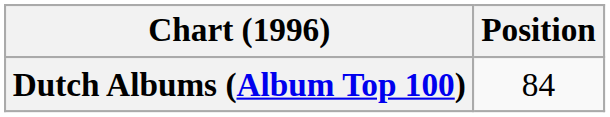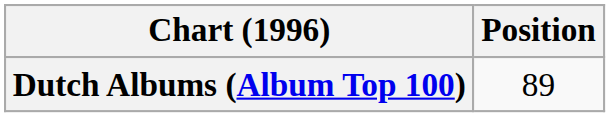(538, 83) 84 -> (538, 83) 89
